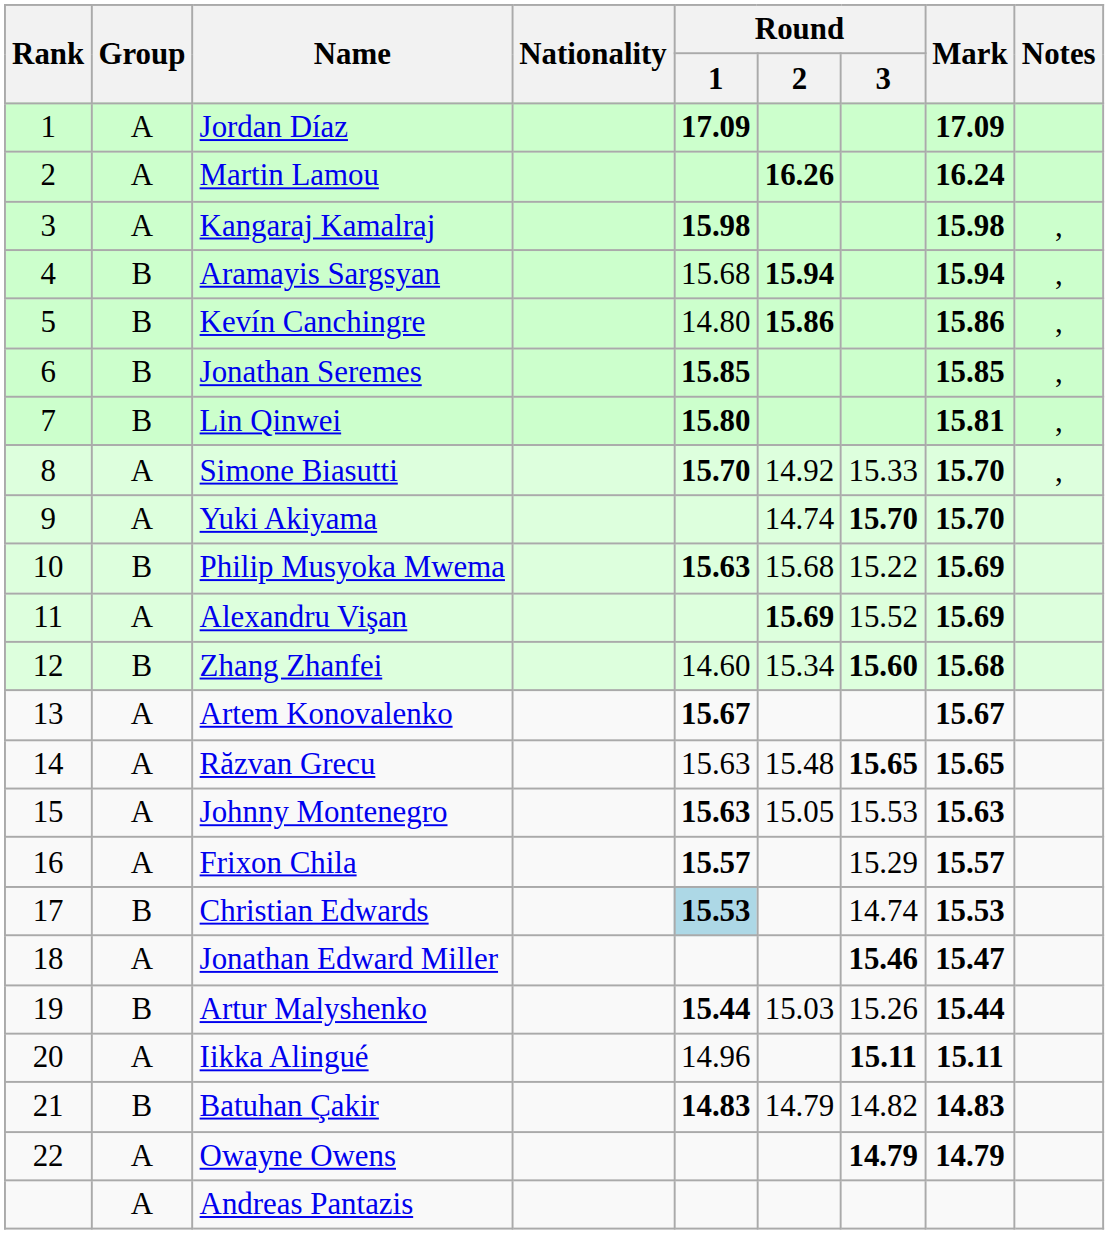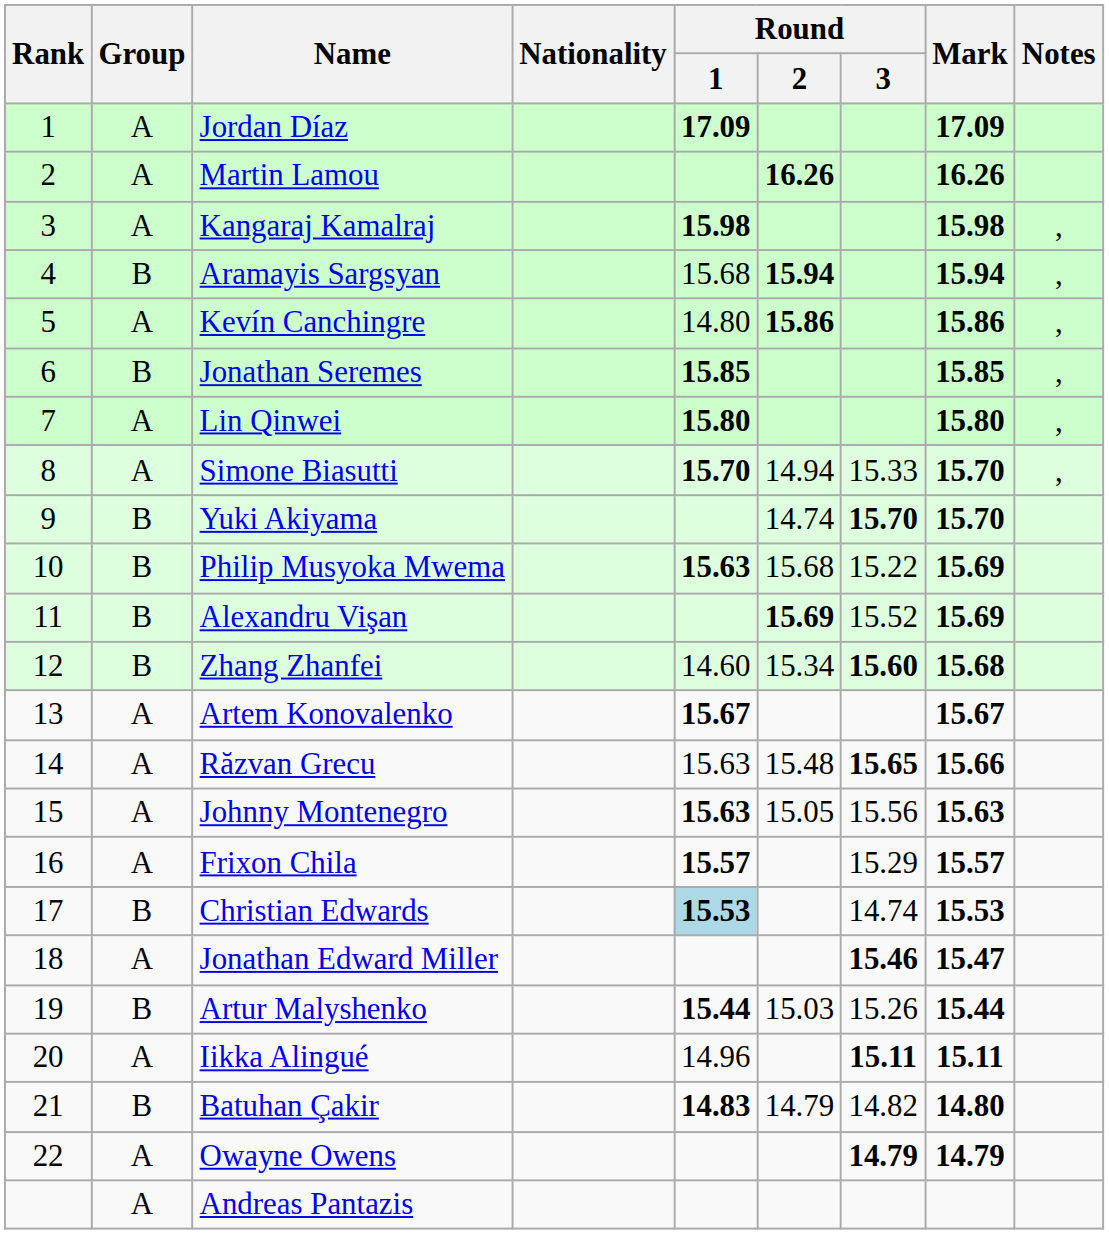(970, 175) 16.24 -> (970, 175) 16.26
(142, 322) B -> (142, 322) A
(142, 420) B -> (142, 420) A
(970, 420) 15.81 -> (970, 420) 15.80
(799, 469) 14.92 -> (799, 469) 14.94
(142, 518) A -> (142, 518) B
(142, 616) A -> (142, 616) B
(970, 763) 15.65 -> (970, 763) 15.66
(883, 812) 15.53 -> (883, 812) 15.56
(970, 1106) 14.83 -> (970, 1106) 14.80
